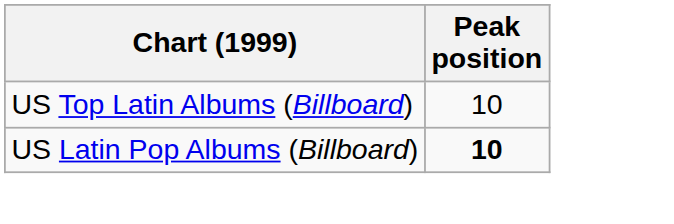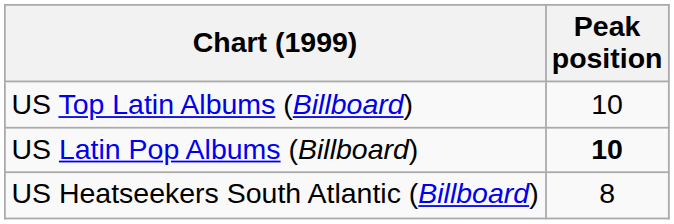+ row: (275, 194)
